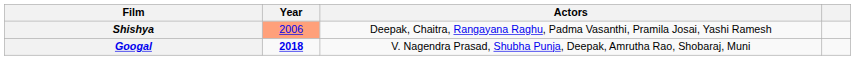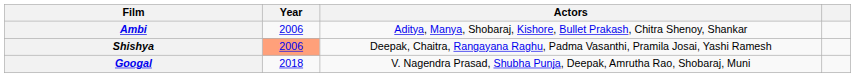+ row: (133, 30)
(291, 47) bold -> (291, 64) normal
